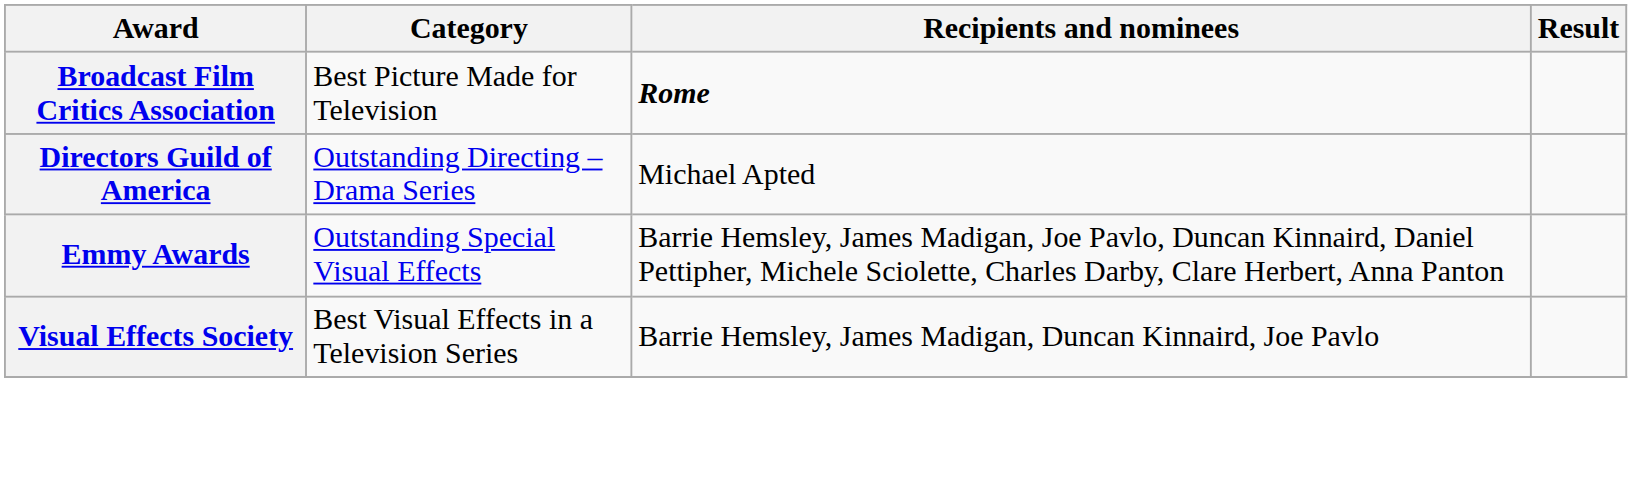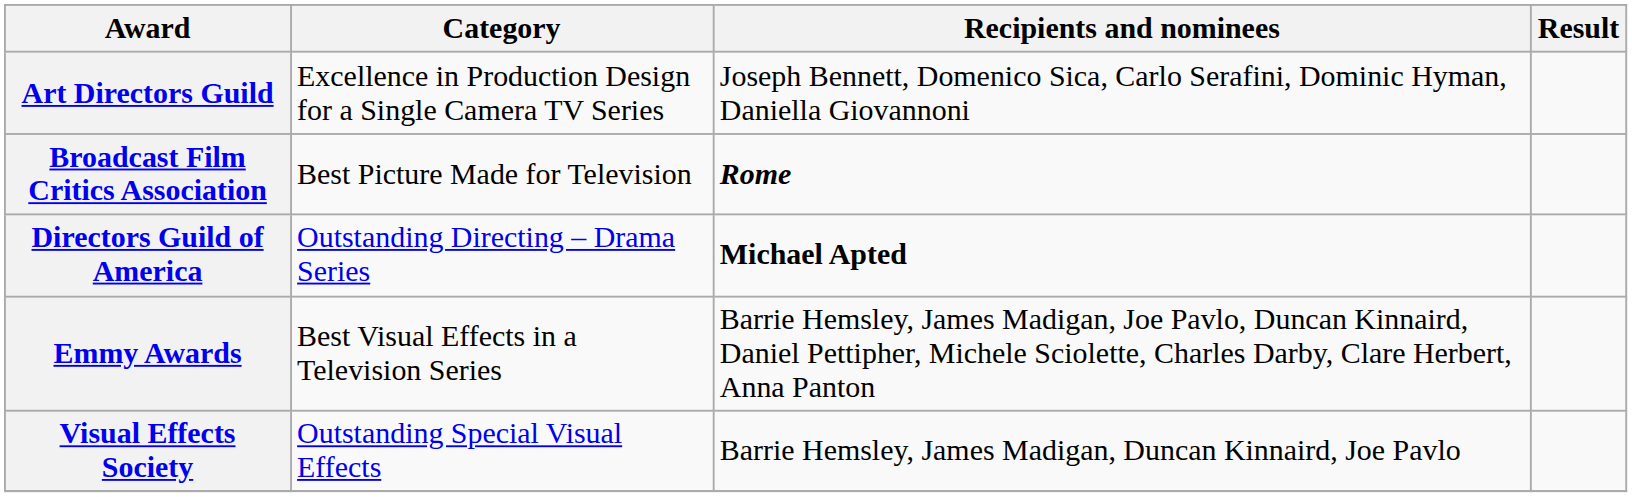+ row: (148, 92)
(727, 173) normal -> (813, 254) bold
(434, 254) Outstanding Special Visual Effects -> (437, 352) Best Visual Effects in a Television Series
(453, 335) Best Visual Effects in a Television Series -> (460, 450) Outstanding Special Visual Effects
